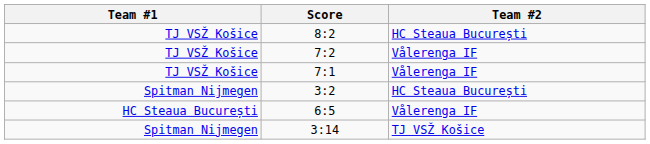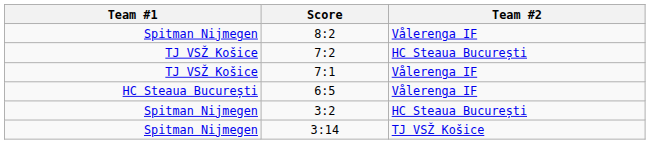(212, 33) TJ VSŽ Košice -> (201, 33) Spitman Nijmegen
(459, 33) HC Steaua București -> (434, 33) Vålerenga IF
(434, 53) Vålerenga IF -> (459, 53) HC Steaua București
rows swapped: (325, 91) <-> (325, 110)
